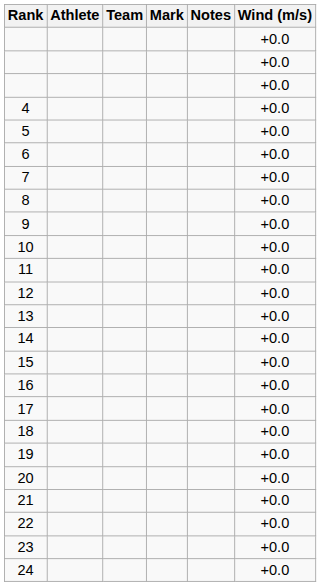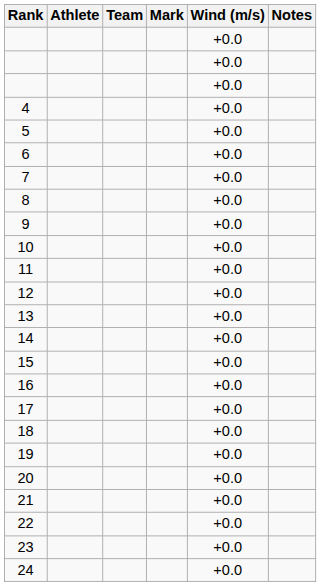columns swapped: (275, 16) <-> (211, 16)
